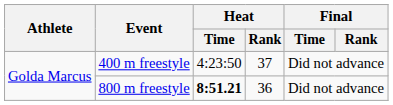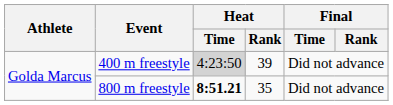(219, 64) no background -> (219, 64) lightgrey background
(265, 64) 37 -> (265, 64) 39
(265, 88) 36 -> (265, 88) 35
